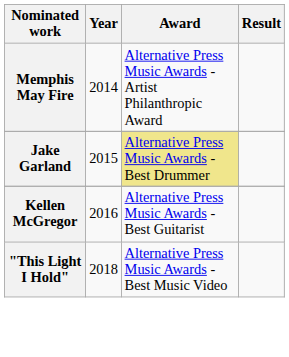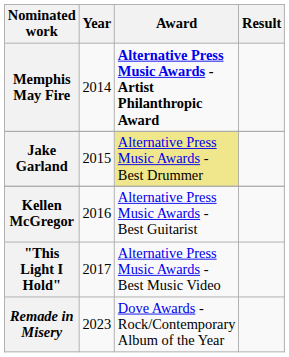(174, 87) normal -> (171, 87) bold
(104, 269) 2018 -> (97, 269) 2017
+ row: (42, 324)
